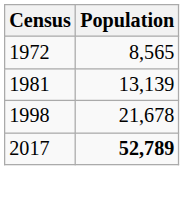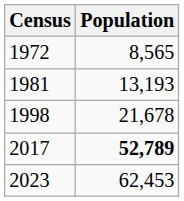(147, 84) 13,139 -> (147, 84) 13,193
+ row: (29, 180)
